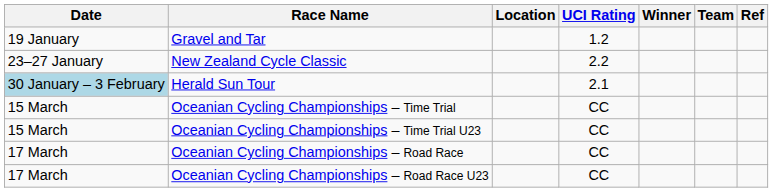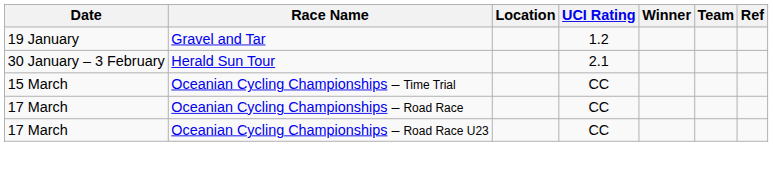- row: (259, 61)
(86, 84) lightblue background -> (86, 61) no background
- row: (326, 130)
